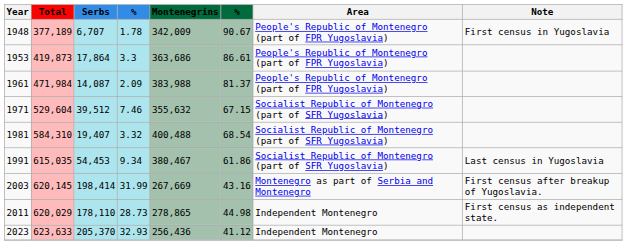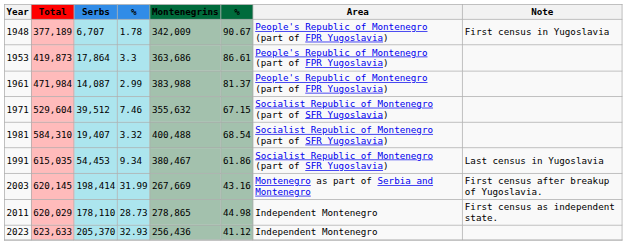(131, 84) 2.09 -> (131, 84) 2.99
